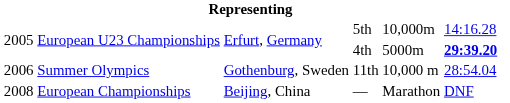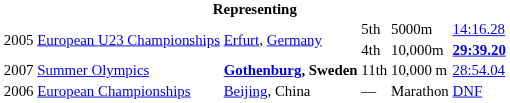(409, 29) 10,000m -> (412, 29) 5000m
(403, 50) 5000m -> (417, 50) 10,000m
(19, 70) 2006 -> (19, 70) 2007
(286, 70) normal -> (291, 70) bold
(19, 91) 2008 -> (19, 91) 2006
